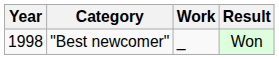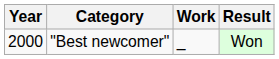(26, 41) 1998 -> (26, 41) 2000
